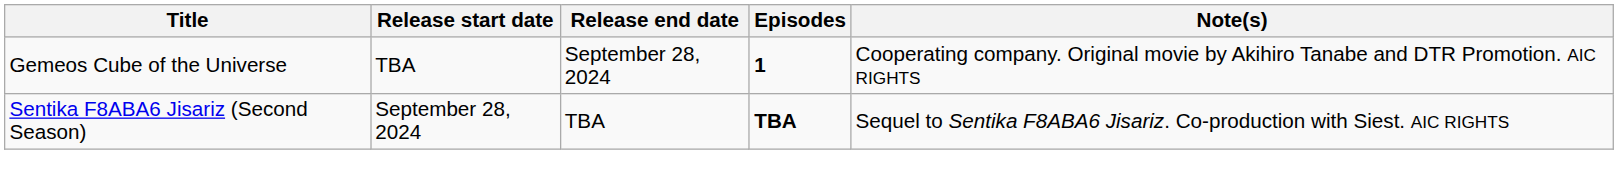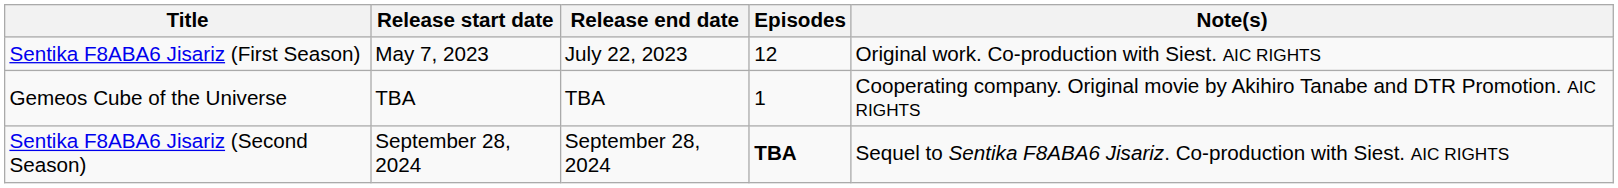+ row: (185, 53)
(632, 65) September 28, 2024 -> (585, 97) TBA
(760, 65) bold -> (760, 97) normal
(585, 121) TBA -> (632, 153) September 28, 2024
